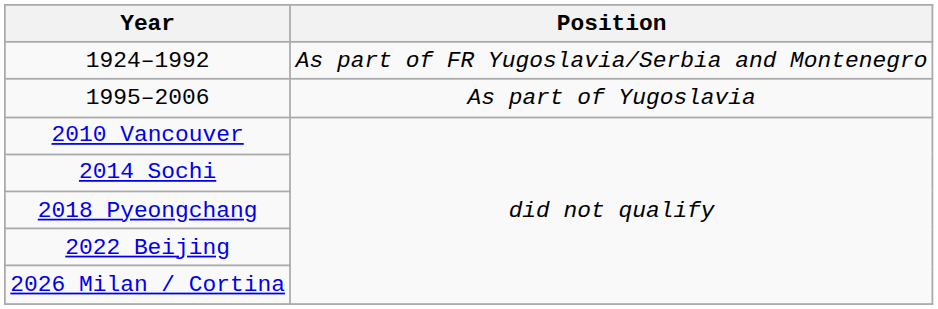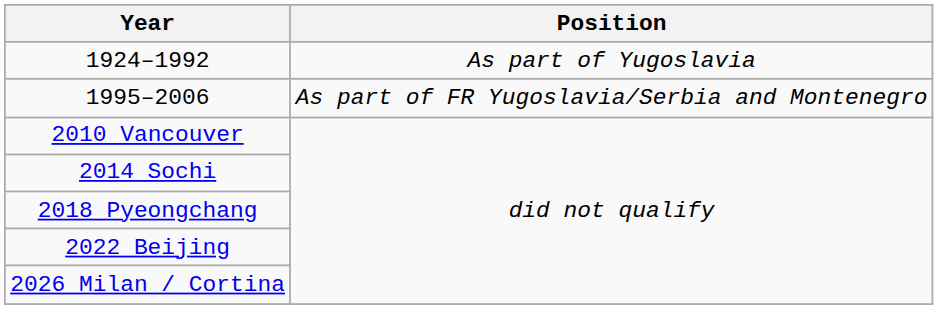(612, 61) As part of FR Yugoslavia/Serbia and Montenegro -> (612, 61) As part of Yugoslavia
(612, 98) As part of Yugoslavia -> (612, 98) As part of FR Yugoslavia/Serbia and Montenegro
